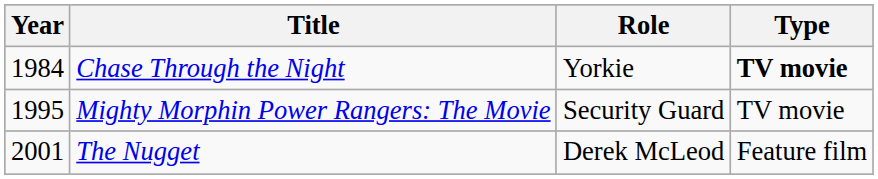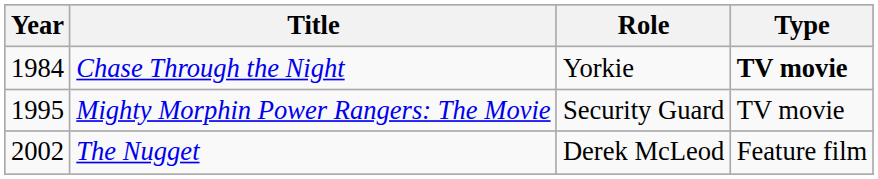(38, 151) 2001 -> (38, 151) 2002
